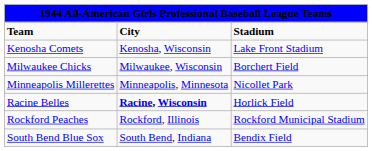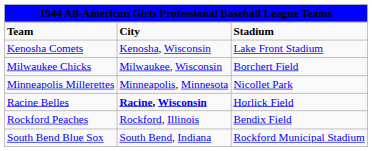(299, 119) Rockford Municipal Stadium -> (263, 119) Bendix Field
(263, 137) Bendix Field -> (299, 137) Rockford Municipal Stadium
